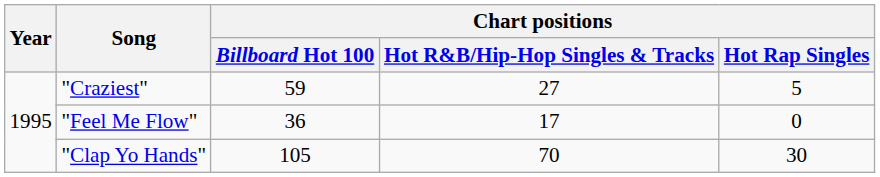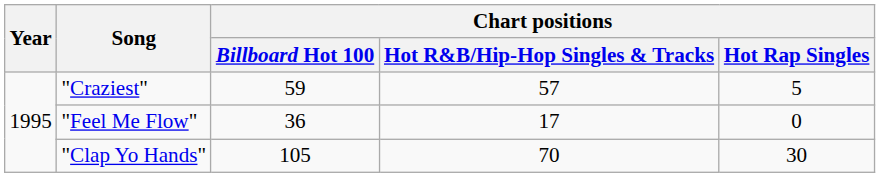(549, 88) 27 -> (549, 88) 57
